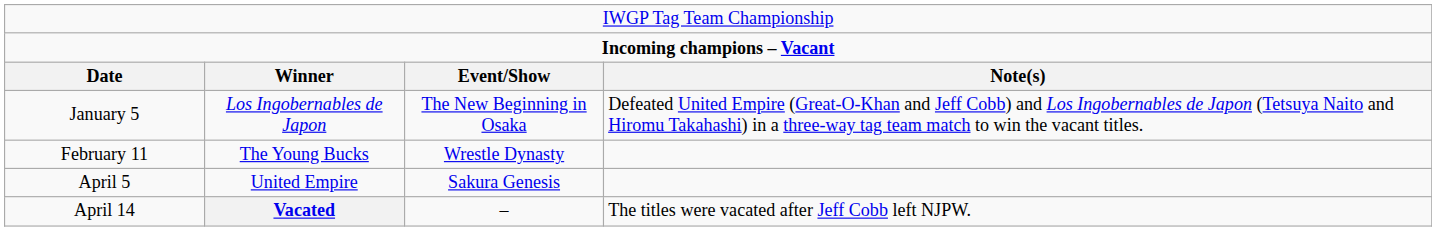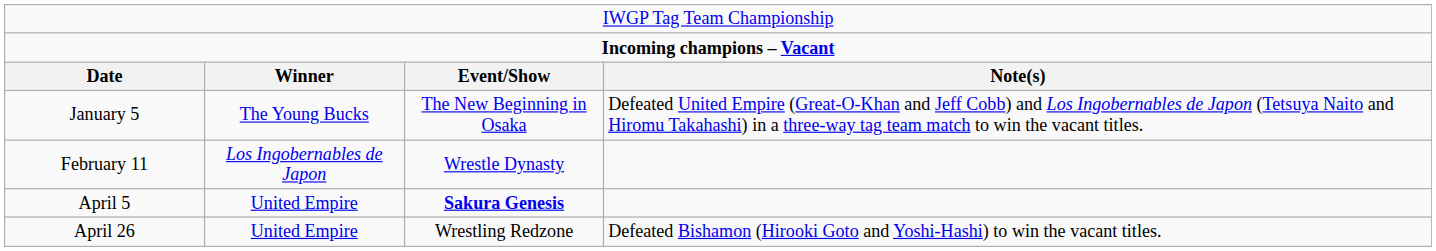(304, 115) Los Ingobernables de Japon -> (304, 115) The Young Bucks
(304, 153) The Young Bucks -> (304, 164) Los Ingobernables de Japon
(504, 182) normal -> (504, 202) bold
- row: (104, 211)
+ row: (104, 231)
